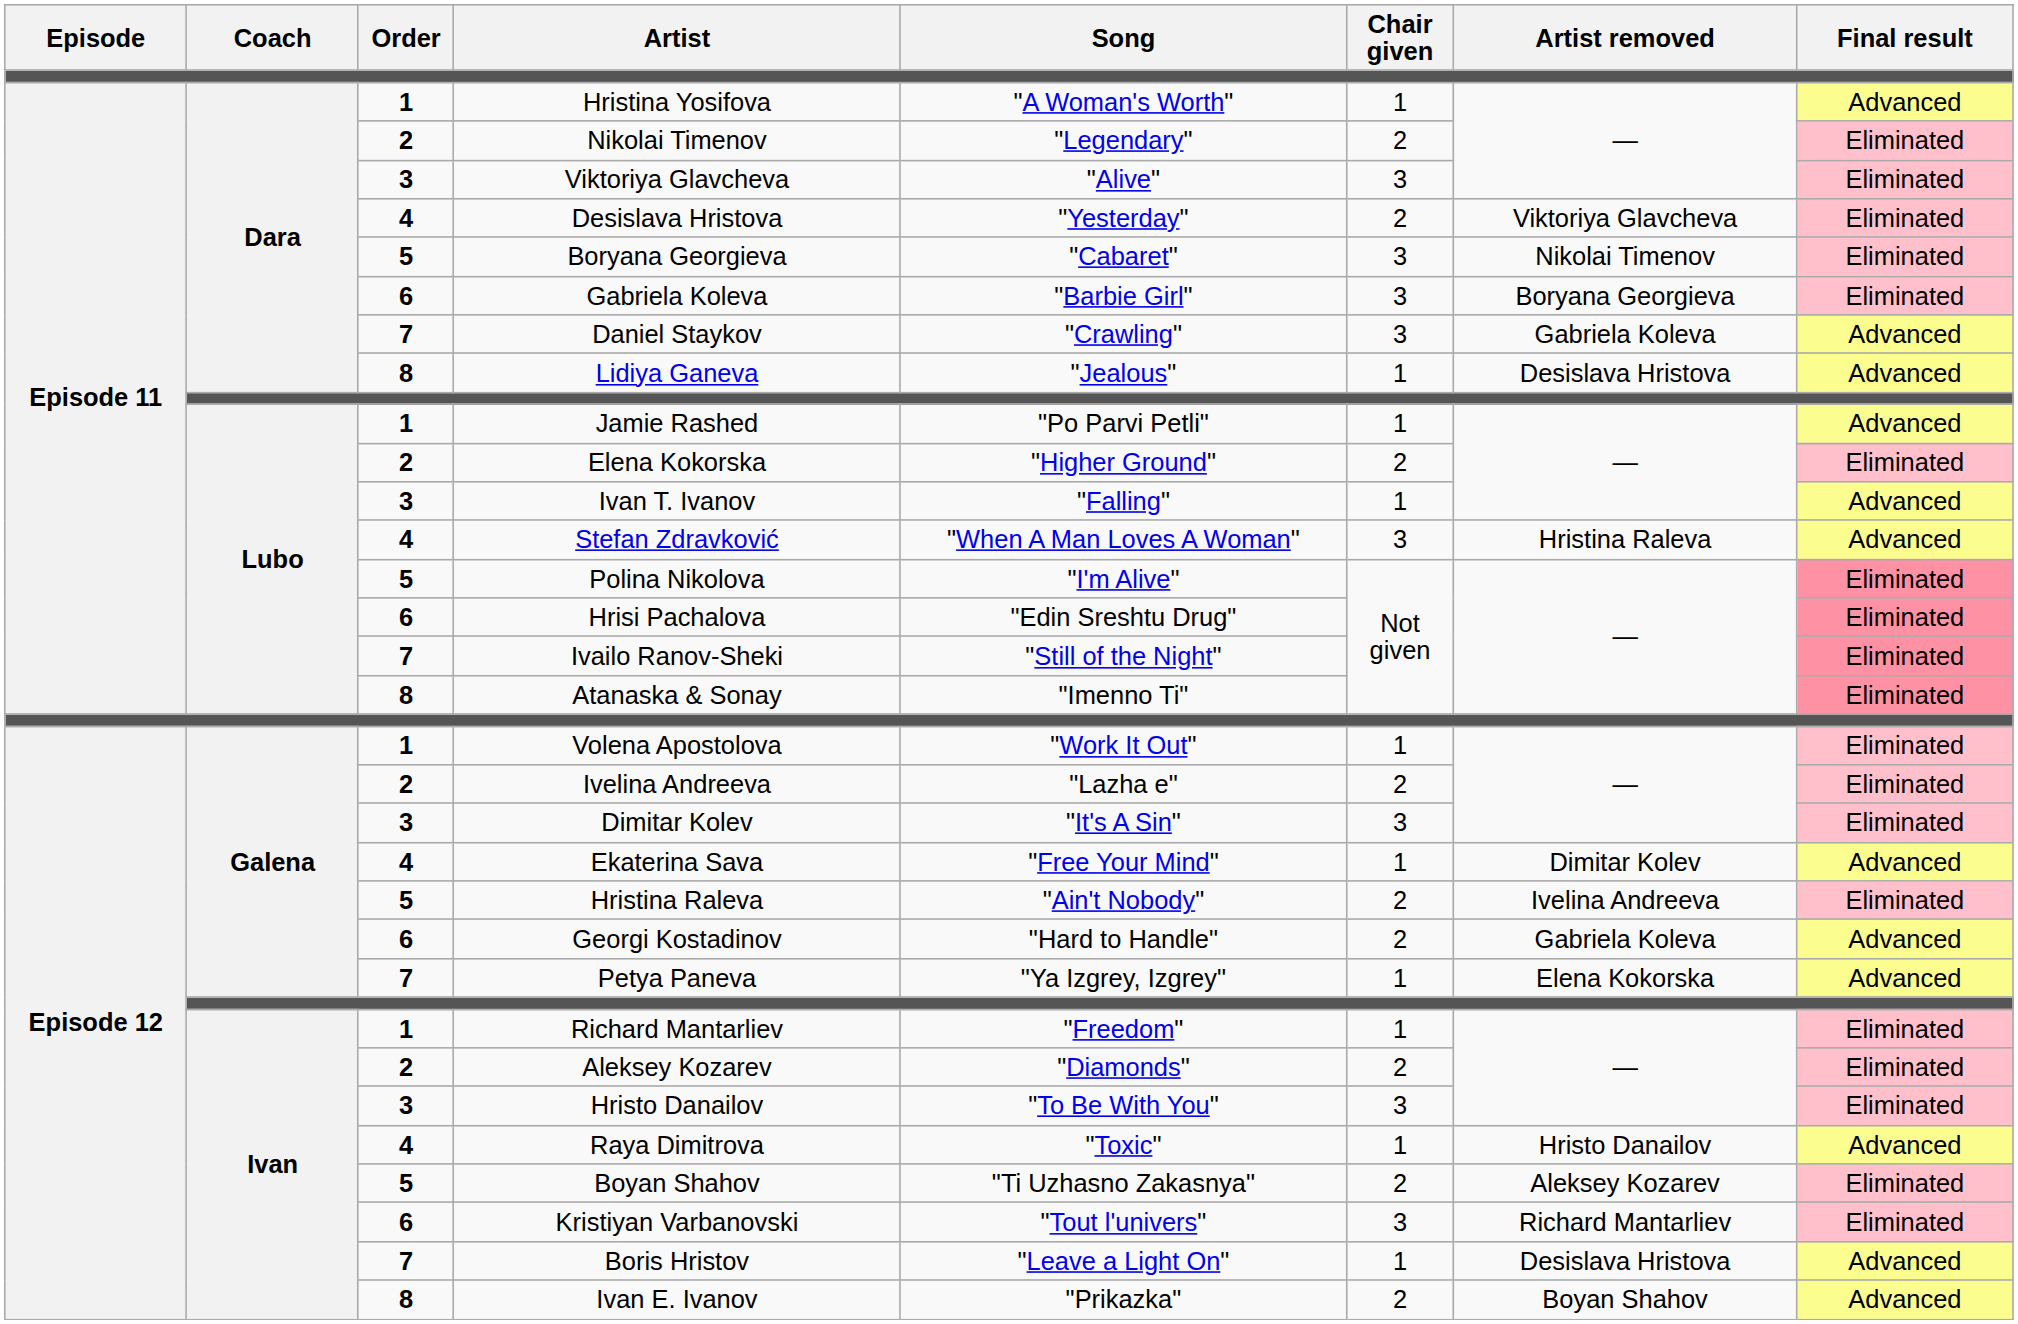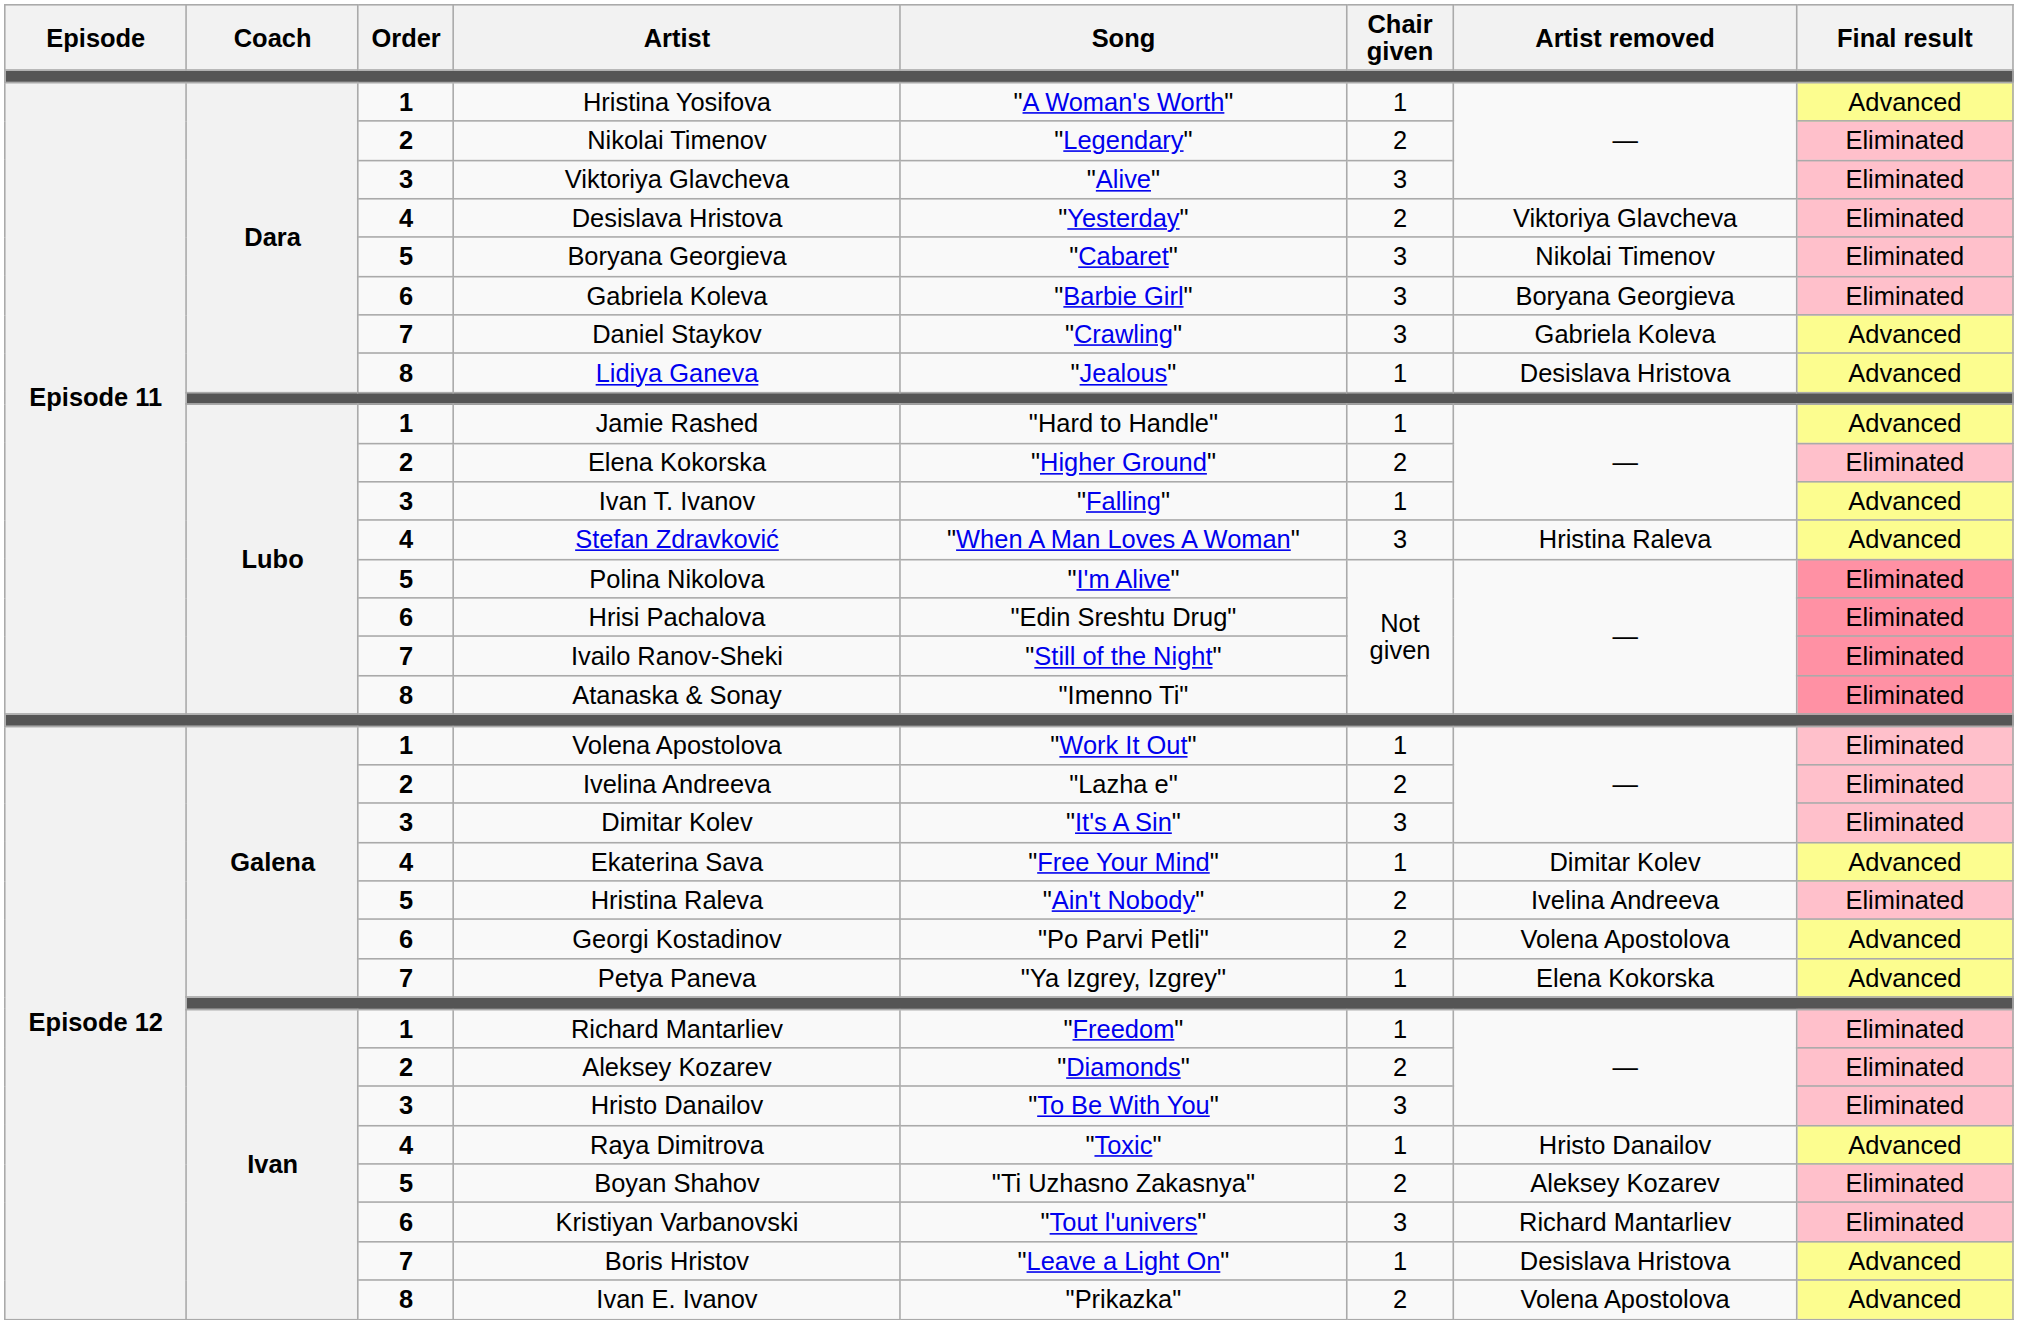(1123, 423) "Po Parvi Petli" -> (1123, 423) "Hard to Handle"
(1123, 939) "Hard to Handle" -> (1123, 939) "Po Parvi Petli"
(1625, 939) Gabriela Koleva -> (1625, 939) Volena Apostolova
(1625, 1300) Boyan Shahov -> (1625, 1300) Volena Apostolova
